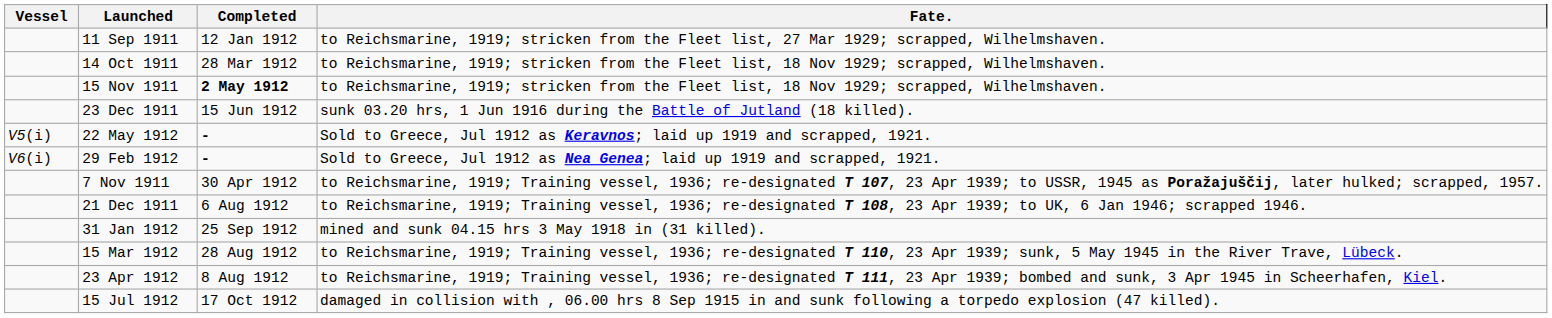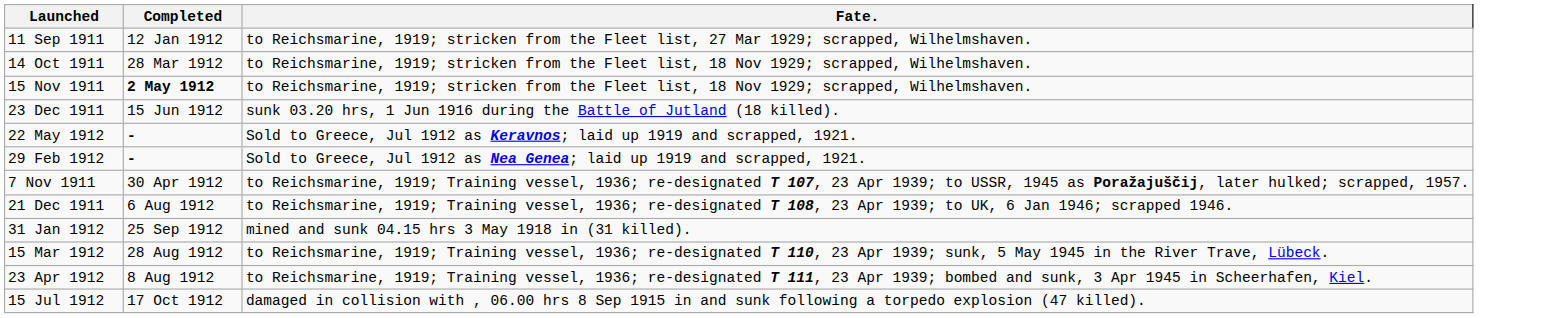- column: (42, 16)
